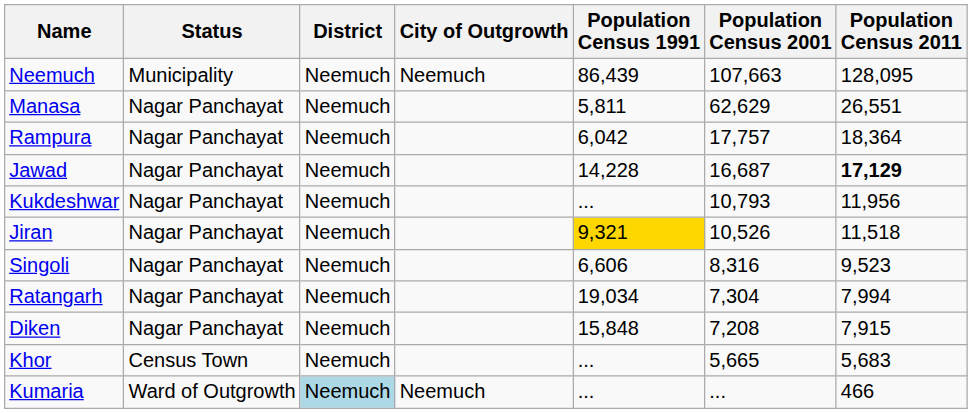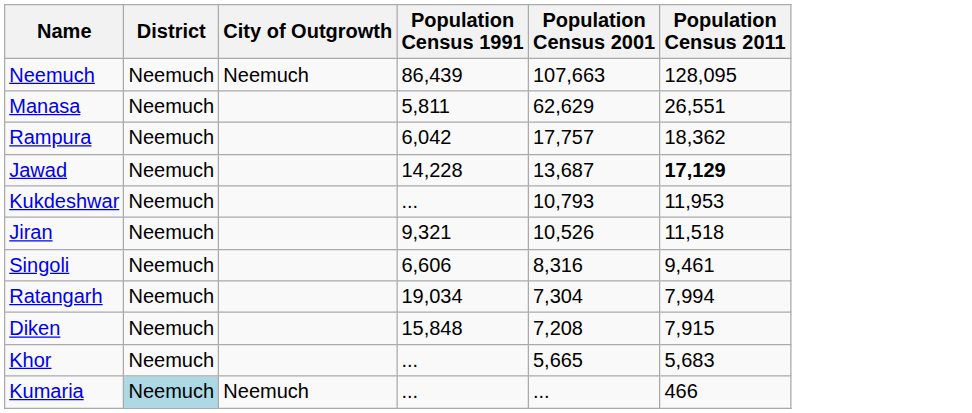- column: (212, 31)
(871, 138) 18,364 -> (695, 138) 18,362
(740, 169) 16,687 -> (564, 169) 13,687
(871, 201) 11,956 -> (694, 201) 11,953
(603, 233) gold background -> (426, 233) no background
(866, 264) 9,523 -> (689, 264) 9,461
